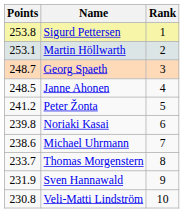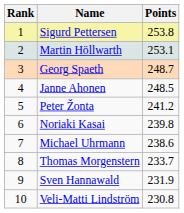columns swapped: (163, 13) <-> (23, 13)
